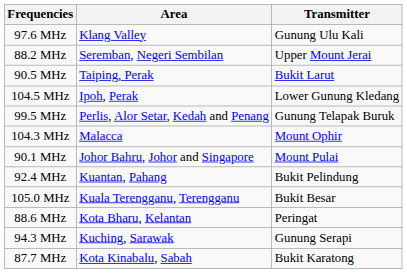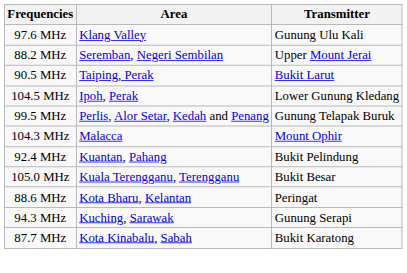- row: (40, 156)
